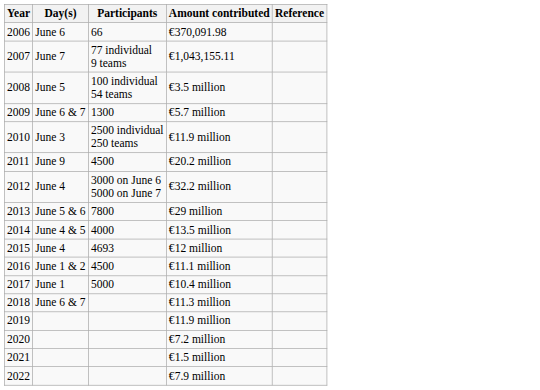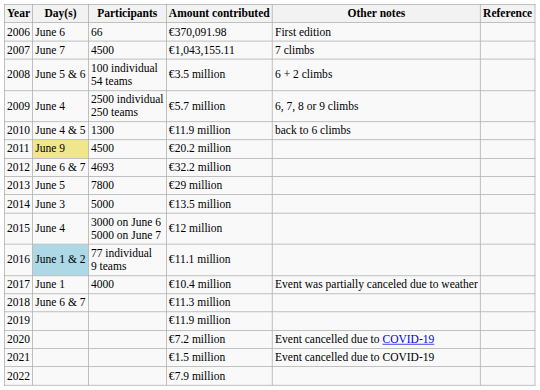+ column: (376, 13)
(121, 56) 77 individual 9 teams -> (102, 50) 4500
(50, 87) June 5 -> (60, 74) June 5 & 6
(60, 112) June 6 & 7 -> (50, 106) June 4
(102, 112) 1300 -> (127, 106) 2500 individual 250 teams
(50, 137) June 3 -> (60, 130) June 4 & 5
(127, 137) 2500 individual 250 teams -> (102, 130) 1300
(50, 162) no background -> (50, 149) khaki background
(50, 186) June 4 -> (60, 167) June 6 & 7
(126, 186) 3000 on June 6 5000 on June 7 -> (102, 167) 4693
(60, 211) June 5 & 6 -> (50, 185) June 5
(60, 229) June 4 & 5 -> (50, 203) June 3
(102, 229) 4000 -> (102, 203) 5000
(102, 248) 4693 -> (126, 228) 3000 on June 6 5000 on June 7
(60, 266) no background -> (60, 259) lightblue background
(102, 266) 4500 -> (121, 259) 77 individual 9 teams
(102, 284) 5000 -> (102, 284) 4000
